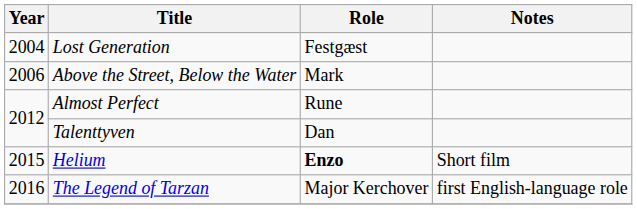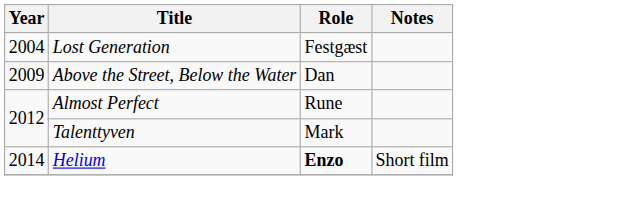(27, 75) 2006 -> (27, 75) 2009
(324, 75) Mark -> (319, 75) Dan
(319, 132) Dan -> (324, 132) Mark
(27, 160) 2015 -> (27, 160) 2014
- row: (131, 189)
